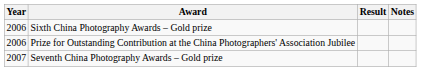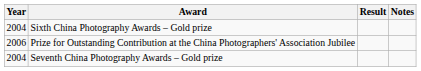(16, 27) 2006 -> (16, 27) 2004
(16, 58) 2007 -> (16, 58) 2004
